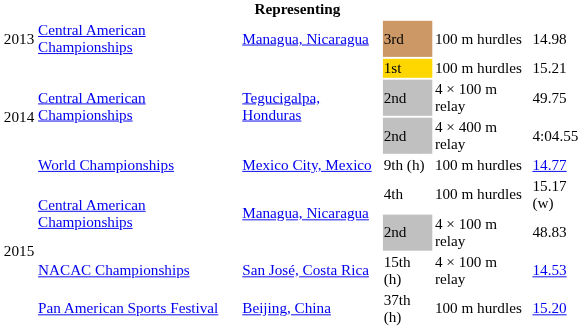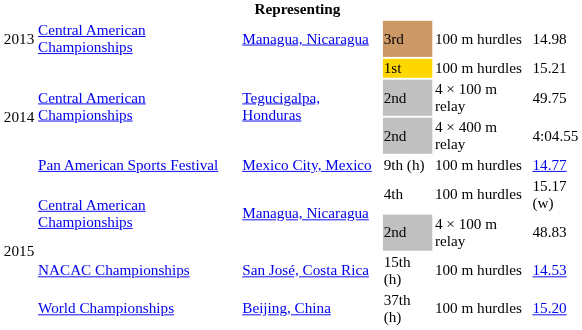(106, 165) World Championships -> (128, 165) Pan American Sports Festival
(466, 270) 4 × 100 m relay -> (478, 270) 100 m hurdles
(128, 308) Pan American Sports Festival -> (106, 308) World Championships
